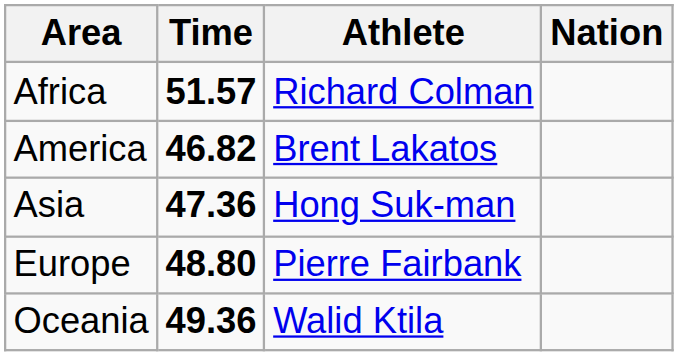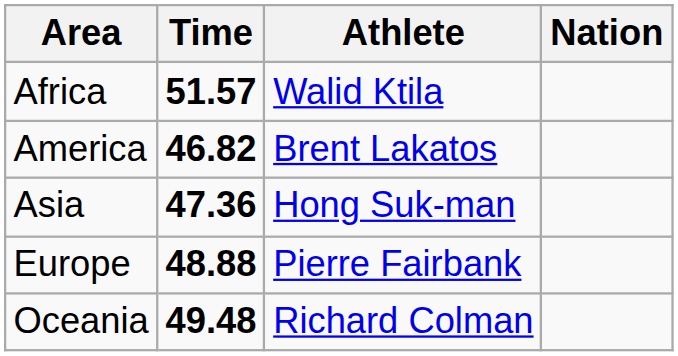(403, 90) Richard Colman -> (358, 90) Walid Ktila
(211, 263) 48.80 -> (211, 263) 48.88
(211, 321) 49.36 -> (211, 321) 49.48
(358, 321) Walid Ktila -> (403, 321) Richard Colman
